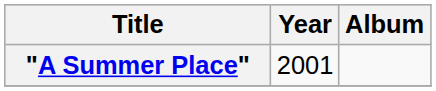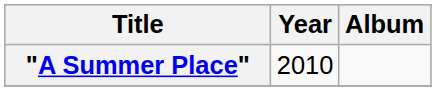(305, 65) 2001 -> (305, 65) 2010
